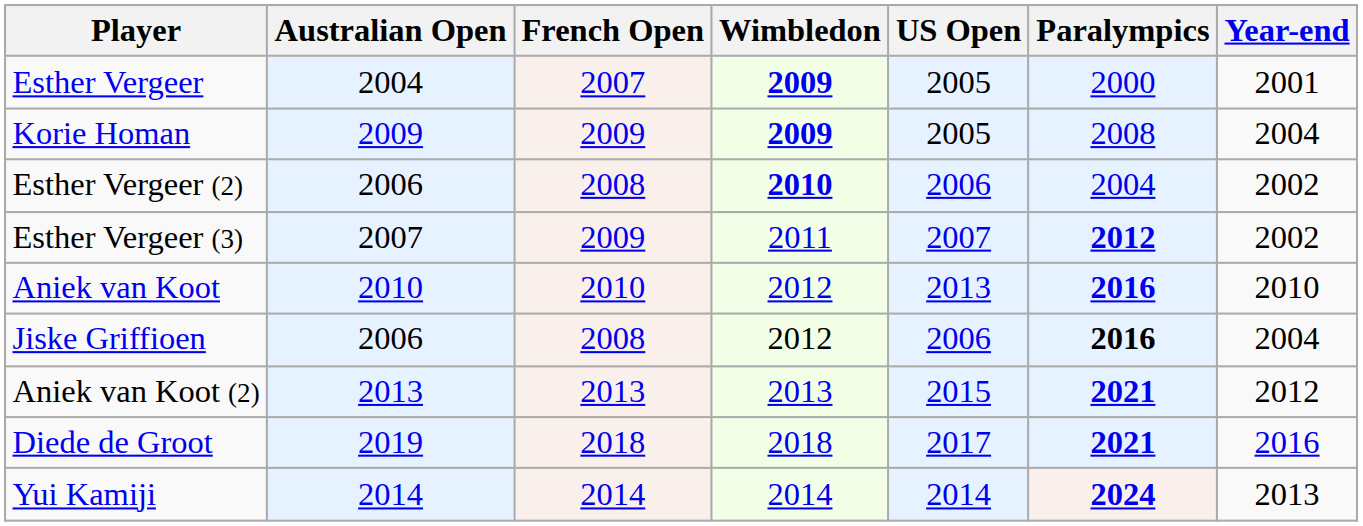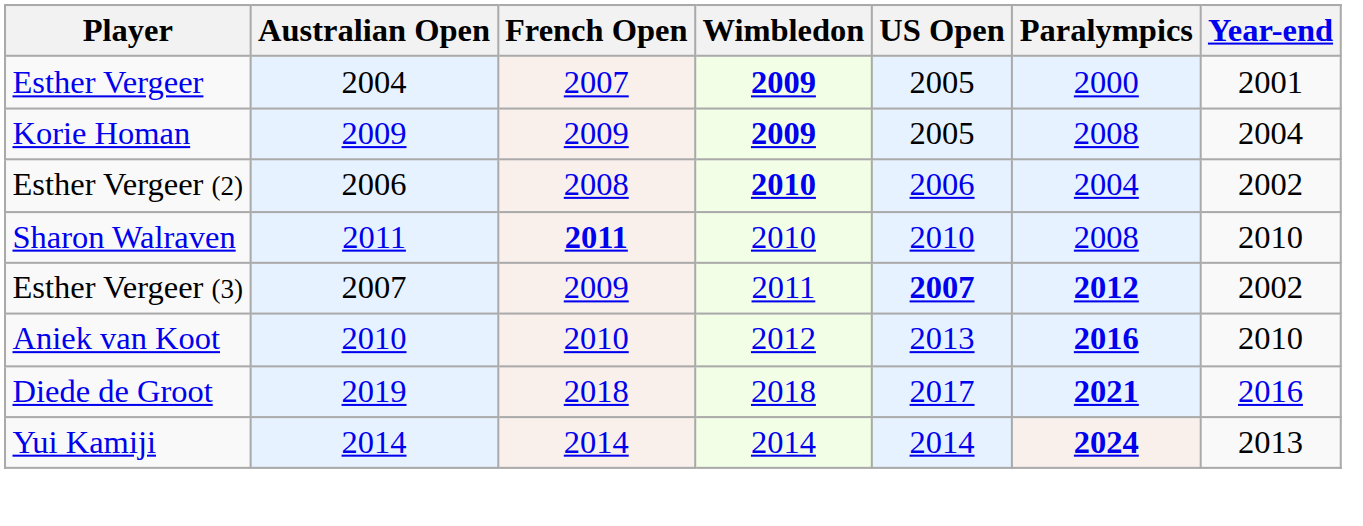+ row: (124, 236)
(959, 236) normal -> (942, 287) bold
- row: (109, 339)
- row: (136, 390)
